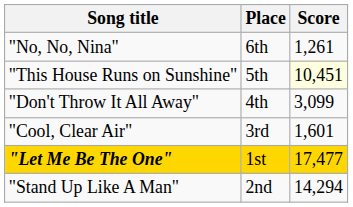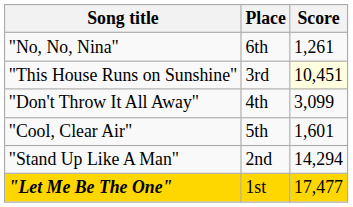(257, 74) 5th -> (257, 74) 3rd
(257, 131) 3rd -> (257, 131) 5th
rows swapped: (94, 187) <-> (91, 159)
